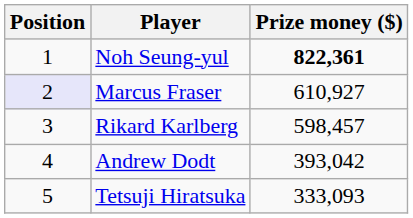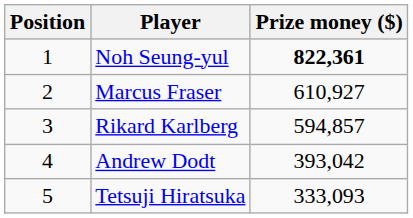(47, 91) lavender background -> (47, 91) no background
(329, 126) 598,457 -> (329, 126) 594,857
